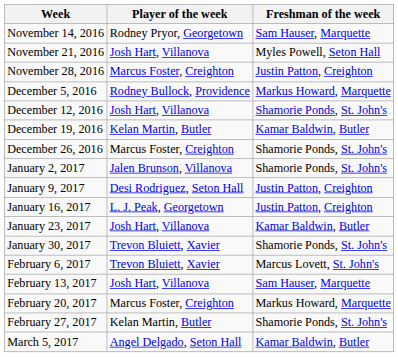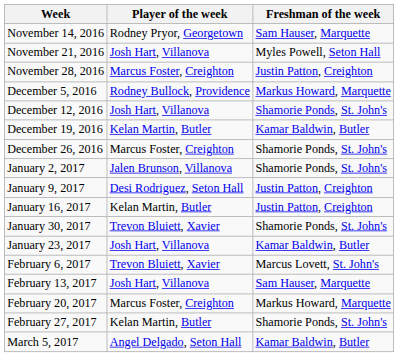(167, 206) L. J. Peak, Georgetown -> (161, 206) Kelan Martin, Butler
rows swapped: (49, 226) <-> (49, 245)
